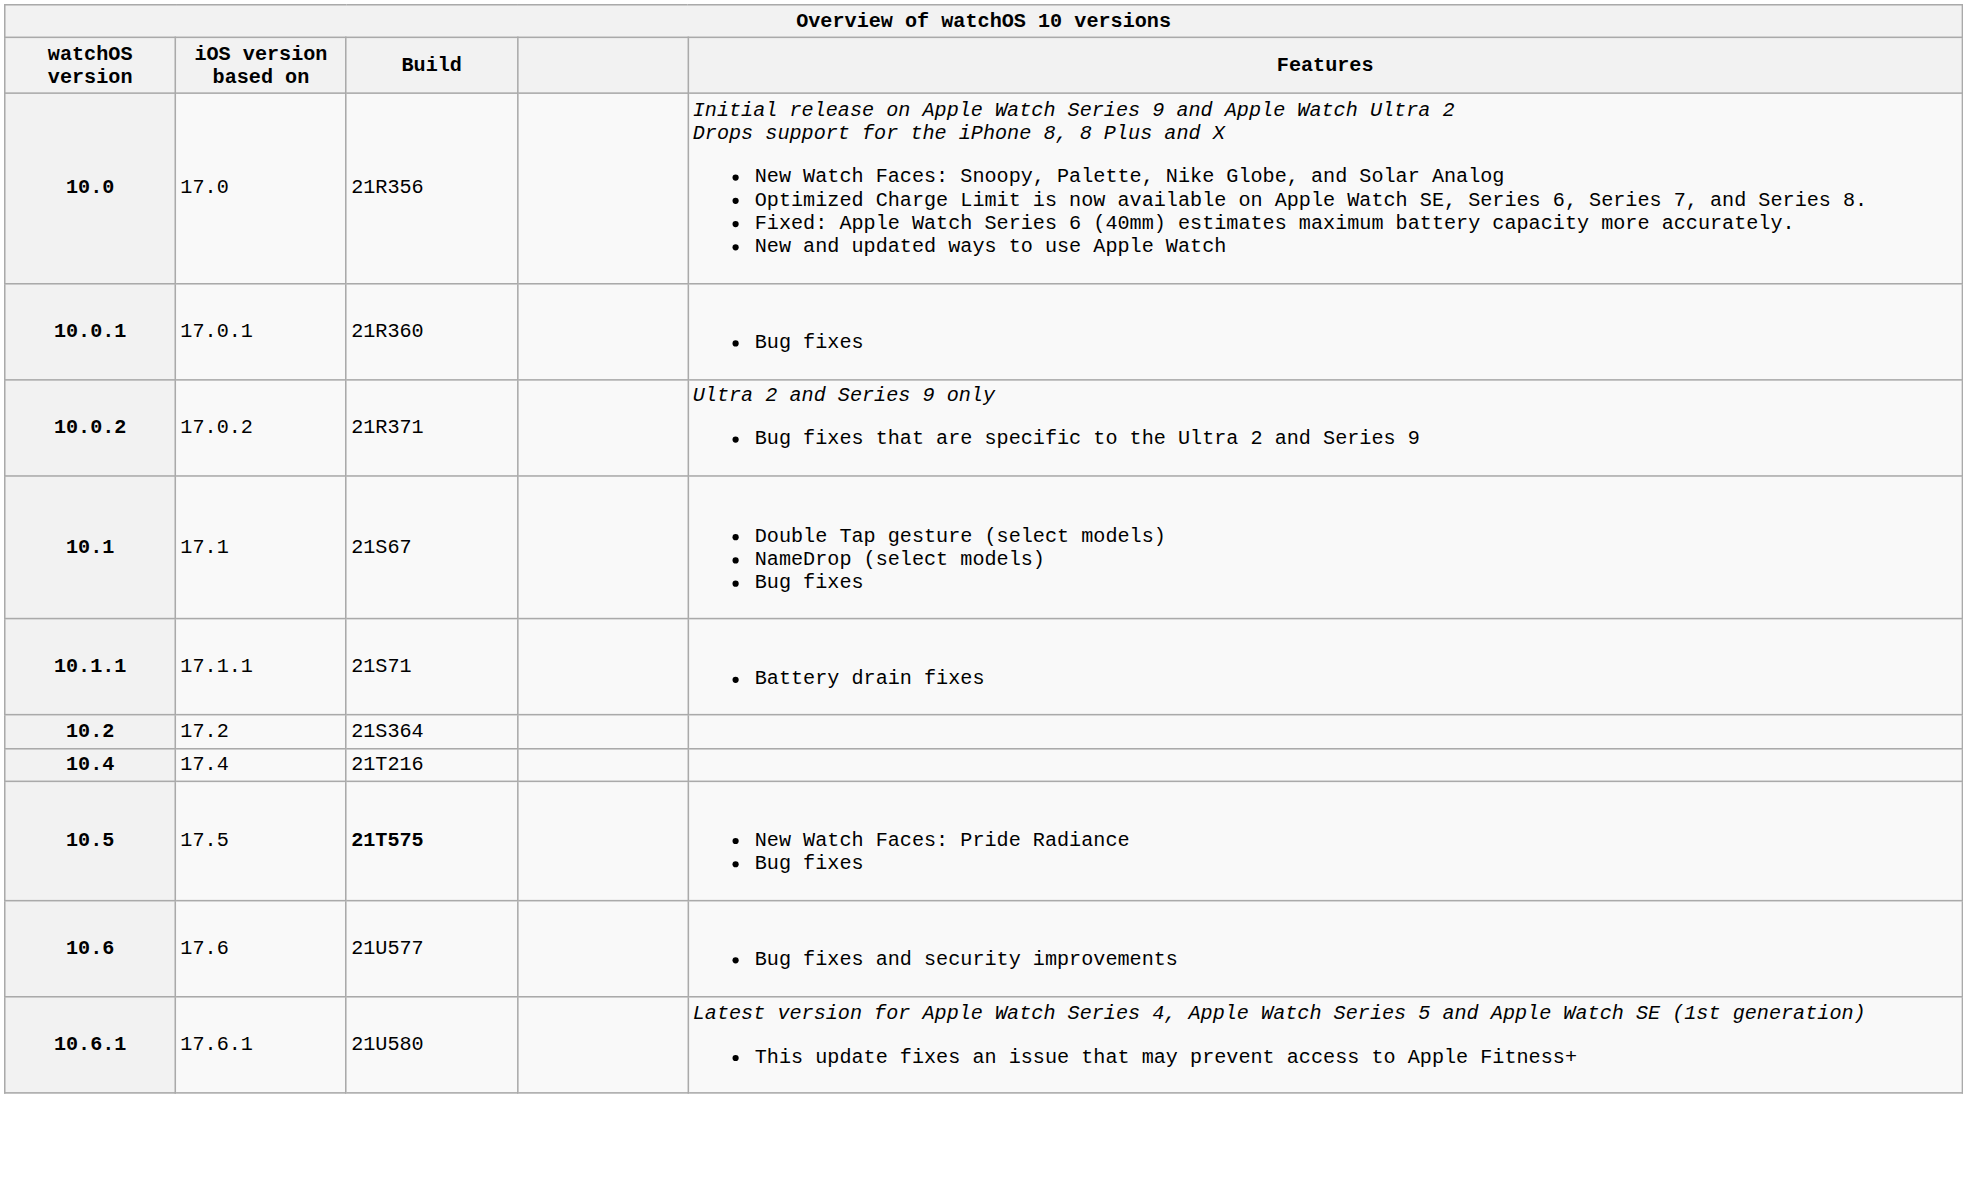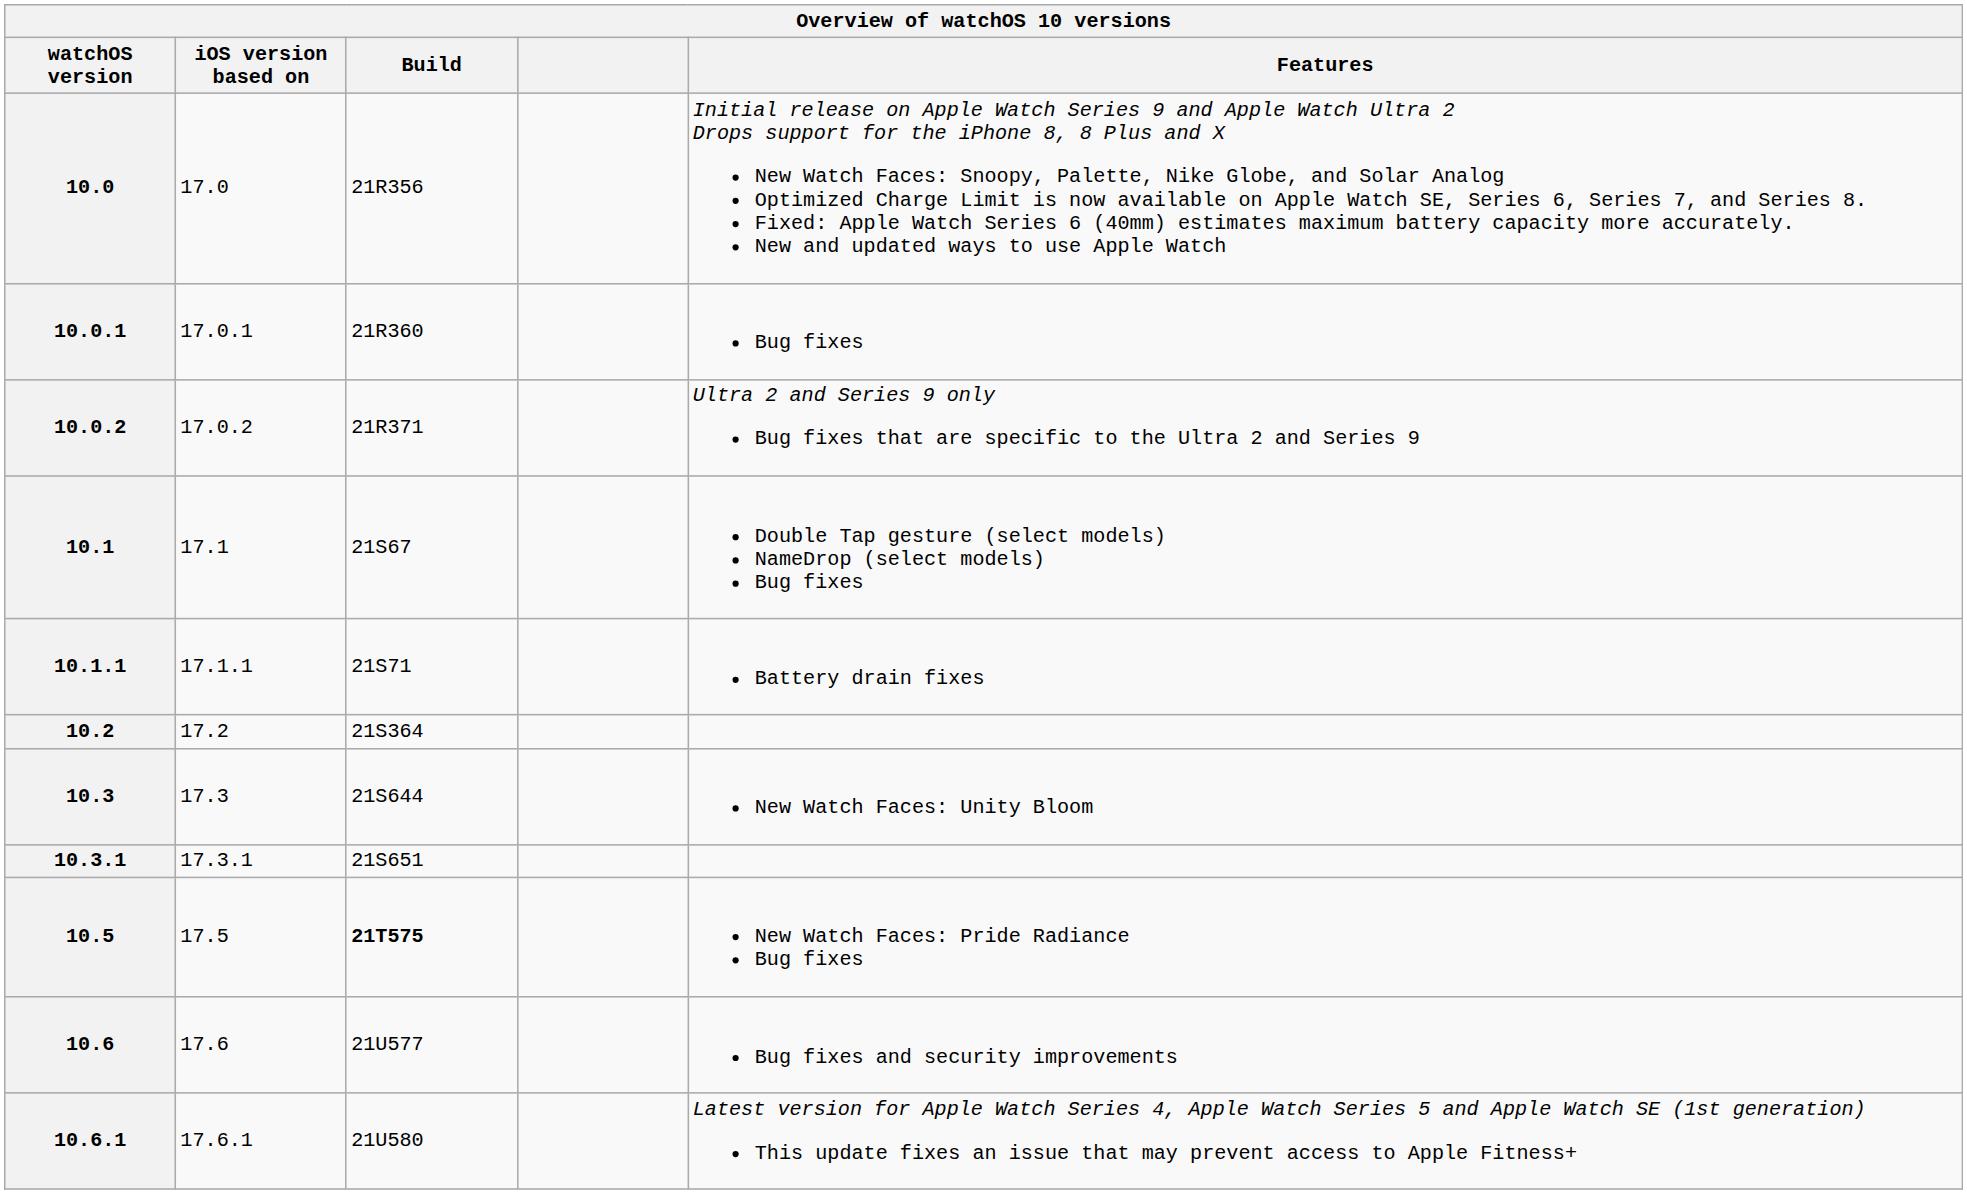+ row: (90, 796)
+ row: (90, 861)
- row: (90, 764)
